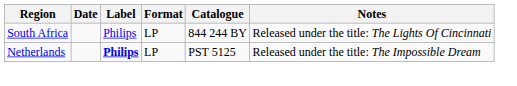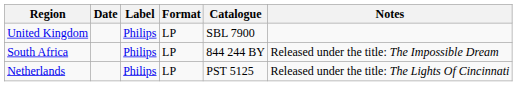+ row: (48, 33)
(372, 33) Released under the title: The Lights Of Cincinnati -> (385, 52) Released under the title: The Impossible Dream
(121, 52) bold -> (140, 71) normal
(367, 52) Released under the title: The Impossible Dream -> (390, 71) Released under the title: The Lights Of Cincinnati
